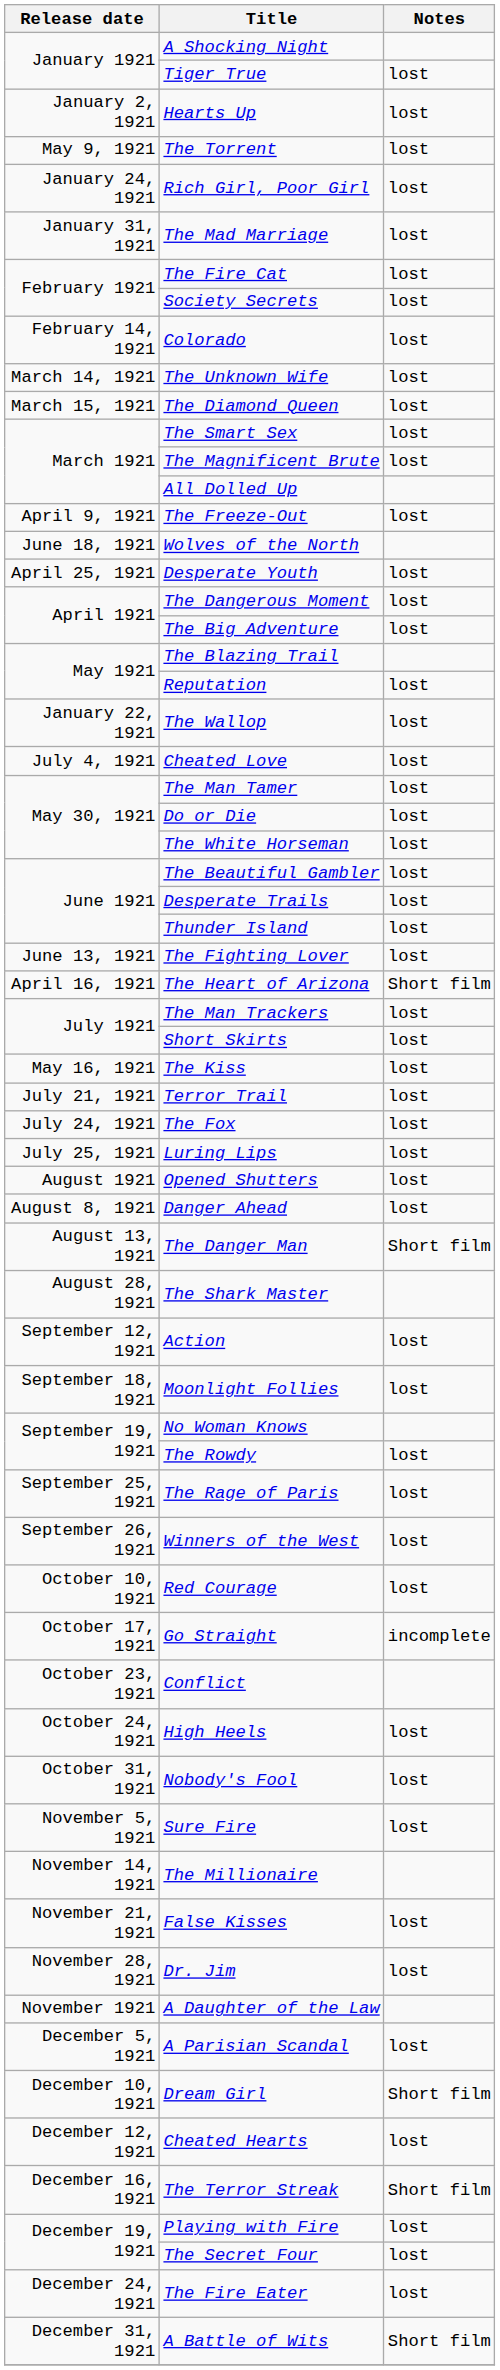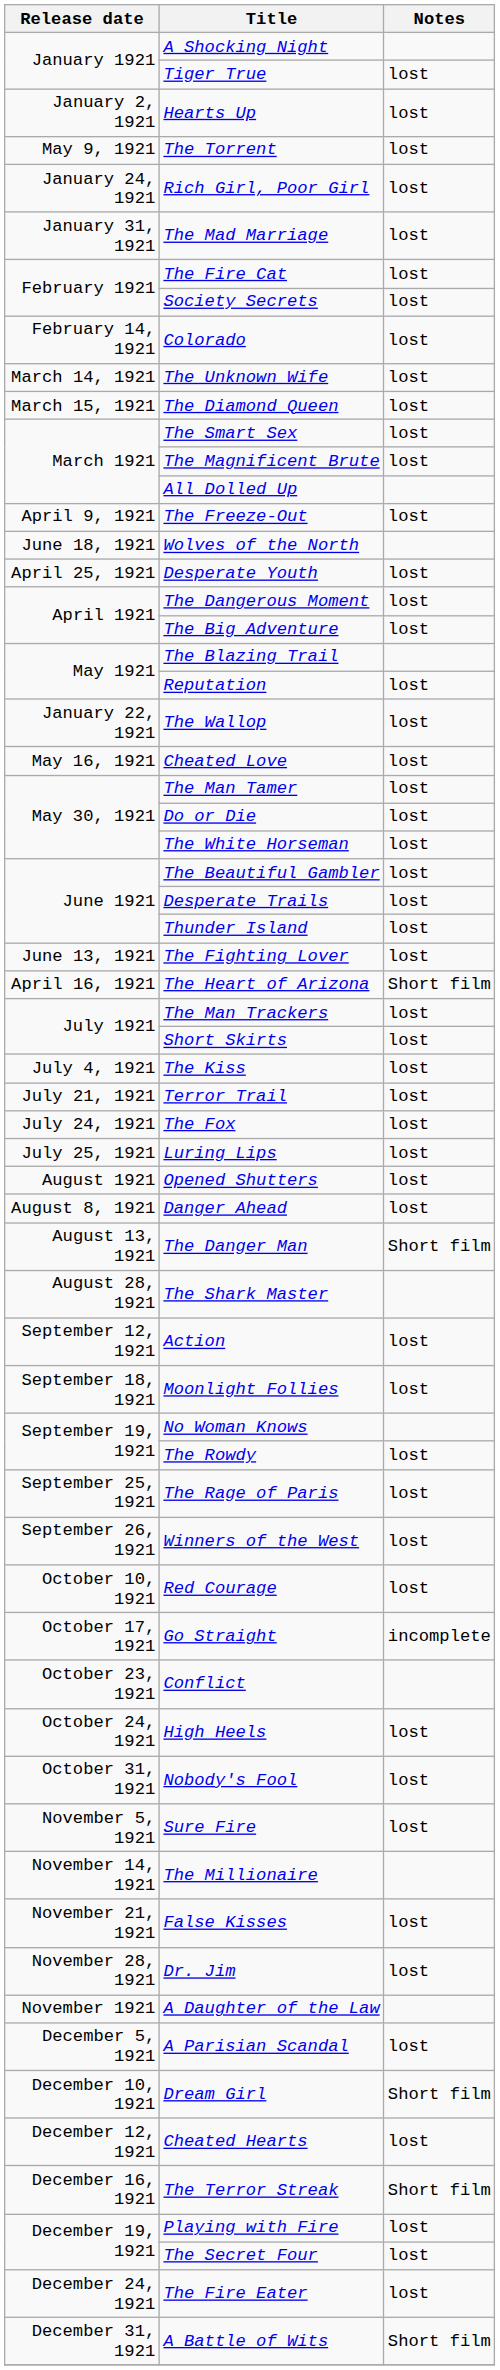(93, 761) July 4, 1921 -> (93, 761) May 16, 1921
(93, 1069) May 16, 1921 -> (93, 1069) July 4, 1921
